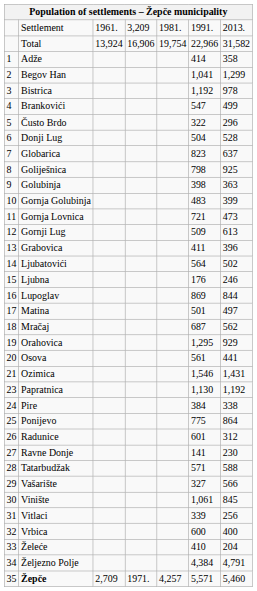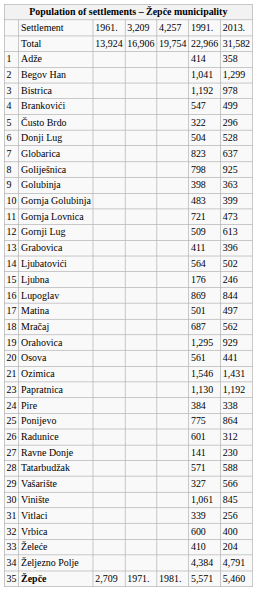(170, 28) 1981. -> (170, 28) 4,257
(170, 578) 4,257 -> (170, 578) 1981.
